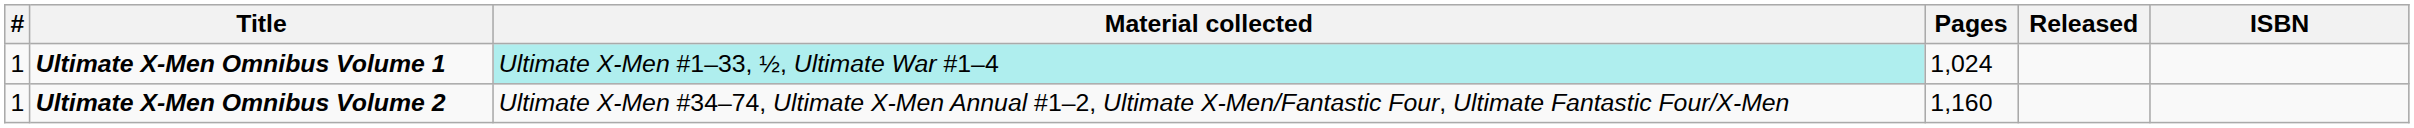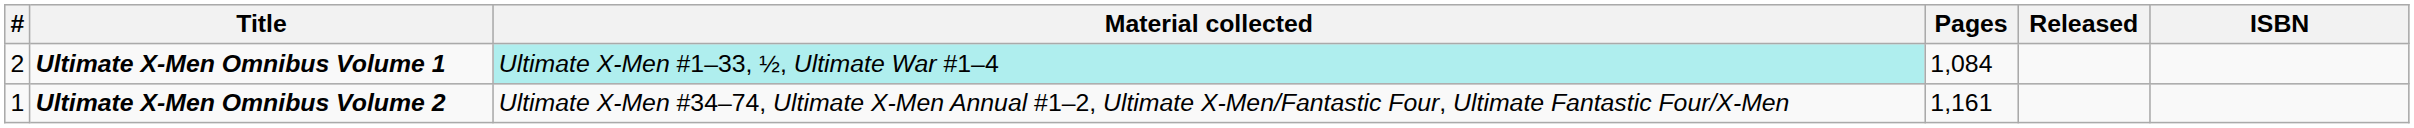(17, 63) 1 -> (17, 63) 2
(1961, 63) 1,024 -> (1961, 63) 1,084
(1961, 102) 1,160 -> (1961, 102) 1,161
